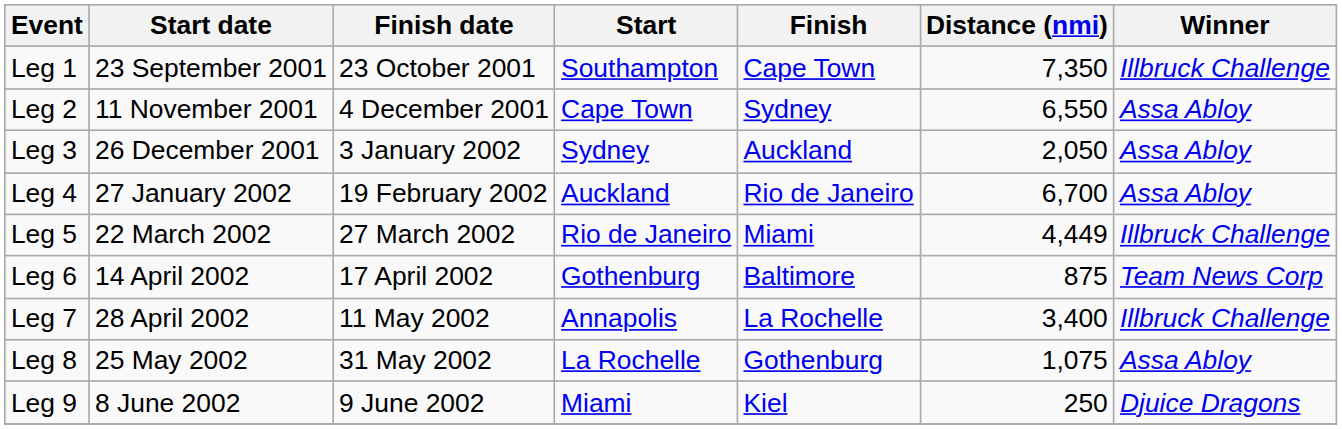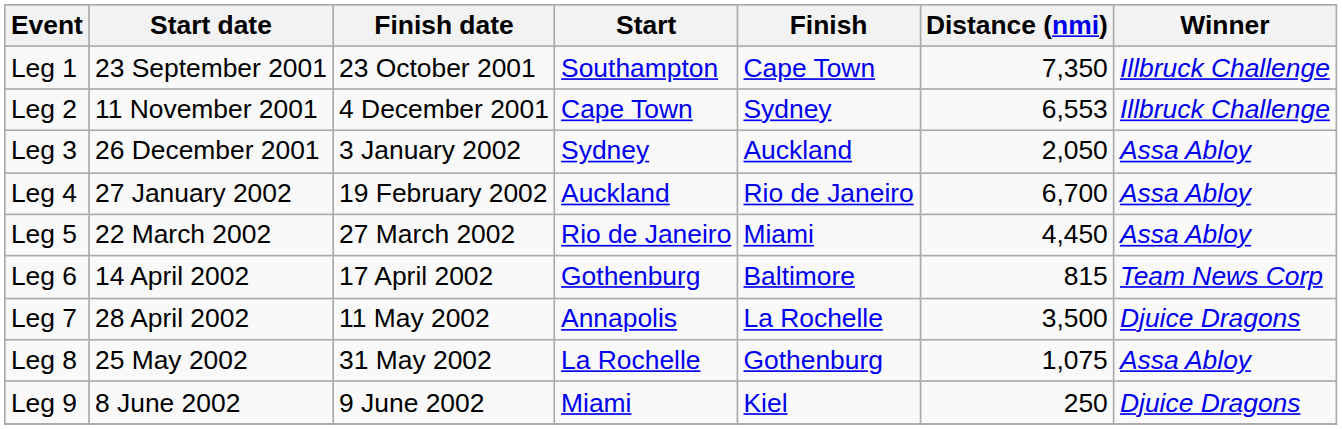(1075, 109) 6,550 -> (1075, 109) 6,553
(1186, 109) Assa Abloy -> (1225, 109) Illbruck Challenge
(1075, 234) 4,449 -> (1075, 234) 4,450
(1225, 234) Illbruck Challenge -> (1186, 234) Assa Abloy
(1086, 276) 875 -> (1086, 276) 815
(1075, 318) 3,400 -> (1075, 318) 3,500
(1225, 318) Illbruck Challenge -> (1210, 318) Djuice Dragons
